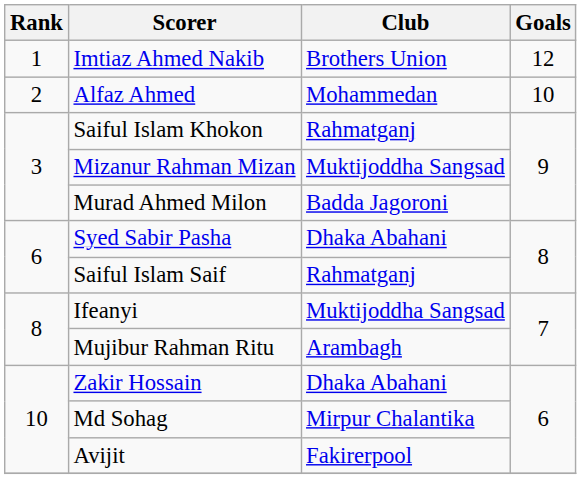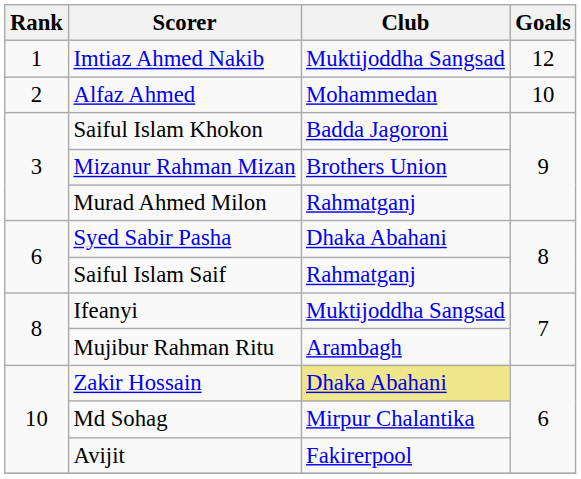(376, 58) Brothers Union -> (405, 58) Muktijoddha Sangsad
(361, 130) Rahmatganj -> (377, 130) Badda Jagoroni
(405, 166) Muktijoddha Sangsad -> (376, 166) Brothers Union
(377, 202) Badda Jagoroni -> (361, 202) Rahmatganj
(376, 382) no background -> (376, 382) khaki background
